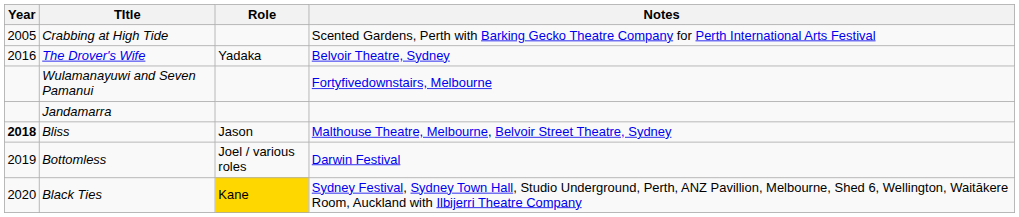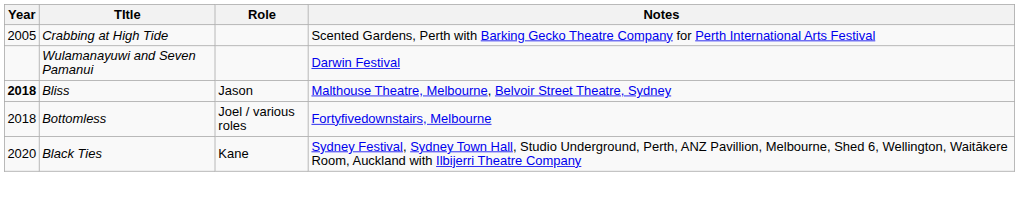- row: (94, 55)
(402, 83) Fortyfivedownstairs, Melbourne -> (356, 63) Darwin Festival
- row: (77, 111)
(22, 159) 2019 -> (22, 118) 2018
(356, 159) Darwin Festival -> (401, 118) Fortyfivedownstairs, Melbourne
(233, 195) gold background -> (234, 153) no background
